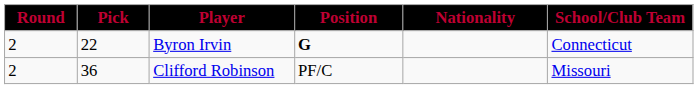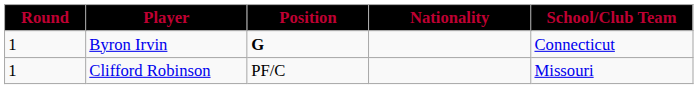- column: (113, 17)
(13, 44) 2 -> (13, 44) 1
(13, 70) 2 -> (13, 70) 1
